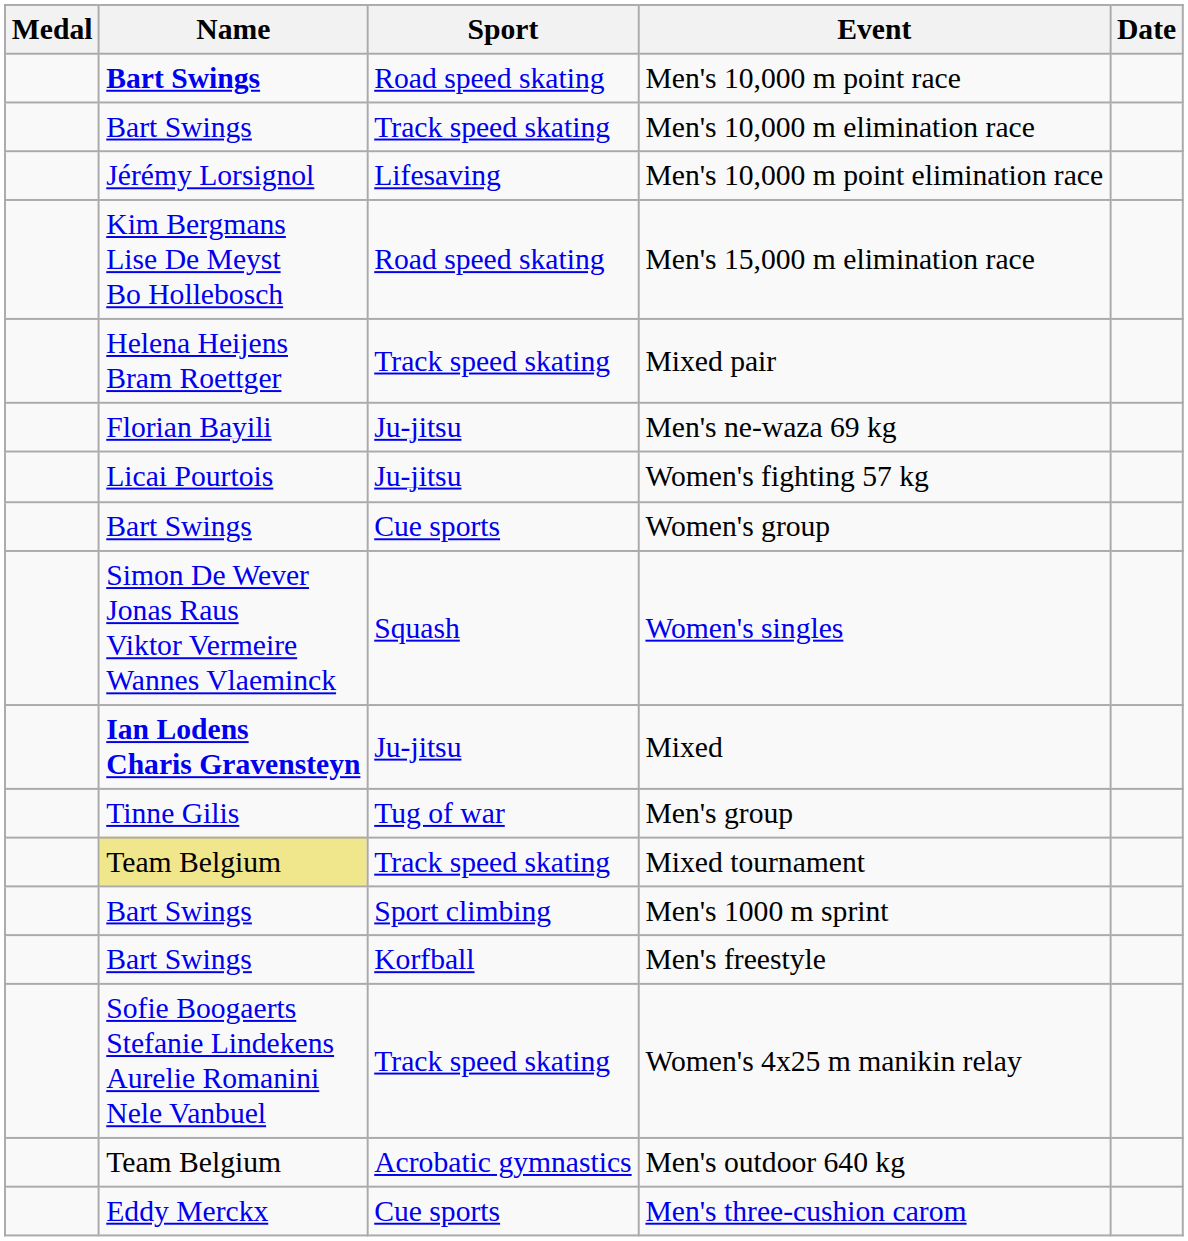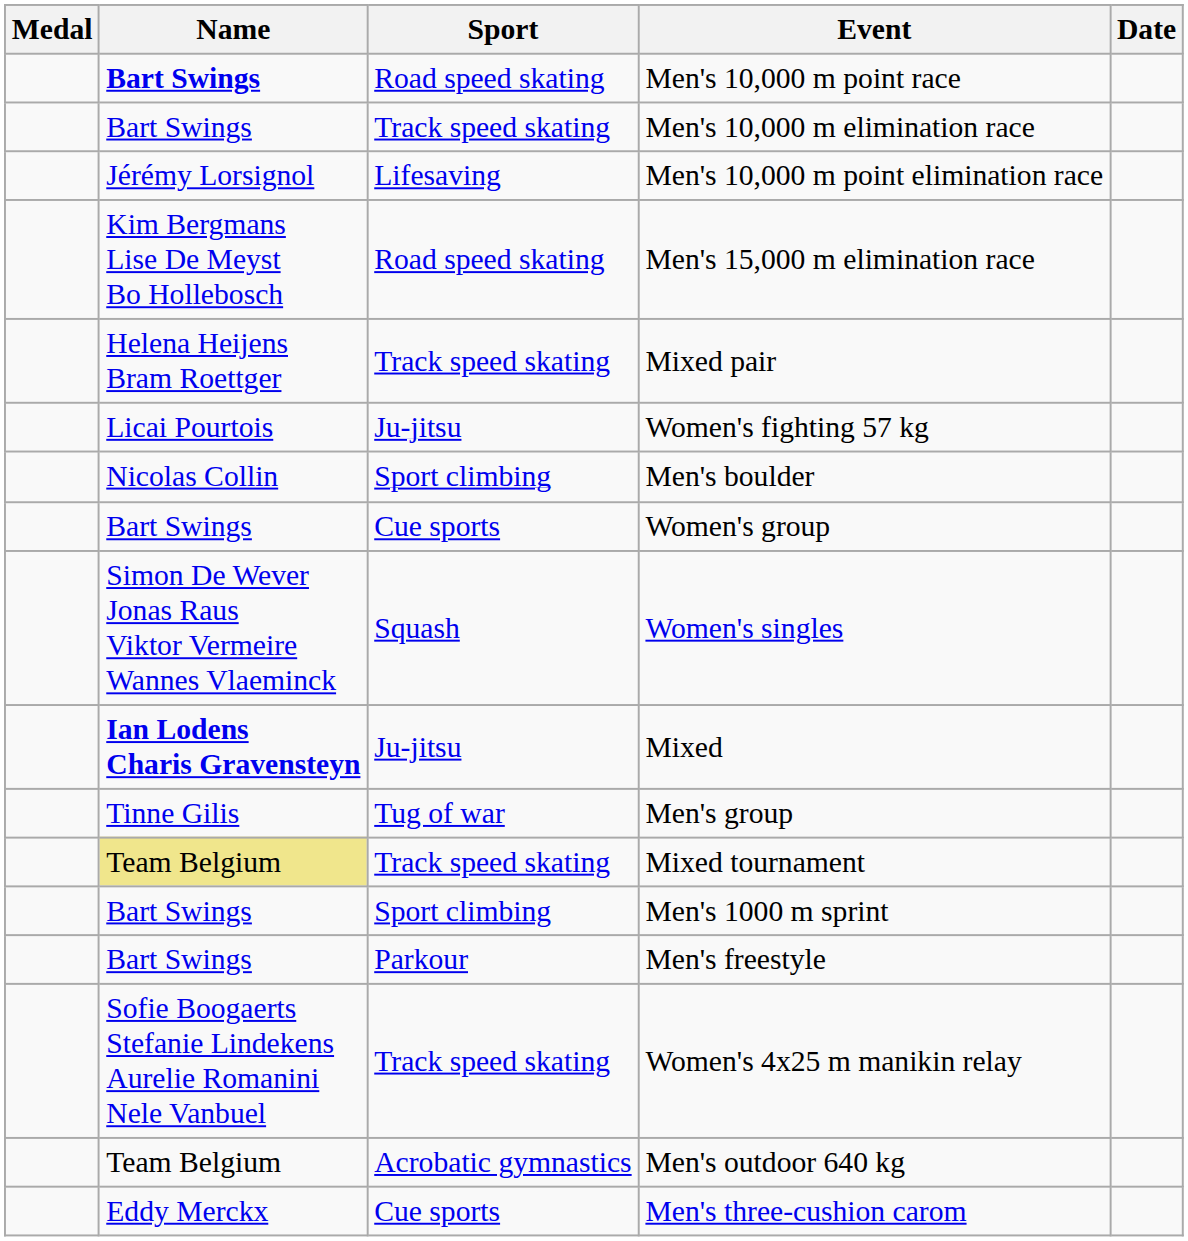- row: (771, 427)
+ row: (730, 476)
(424, 959) Korfball -> (421, 959) Parkour
